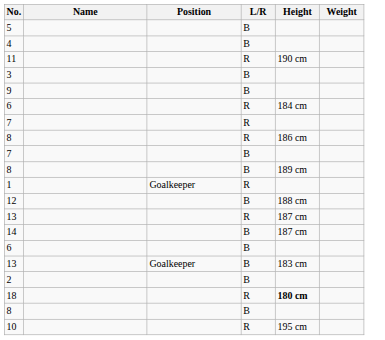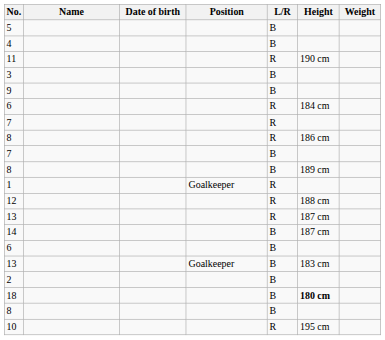+ column: (153, 12)
(247, 201) B -> (273, 201) R
(247, 295) R -> (273, 295) B
